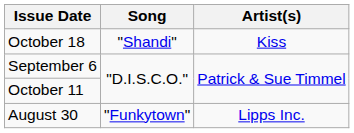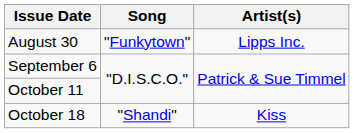rows swapped: (43, 115) <-> (46, 41)
